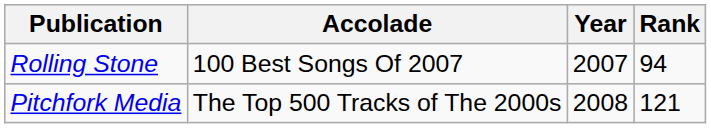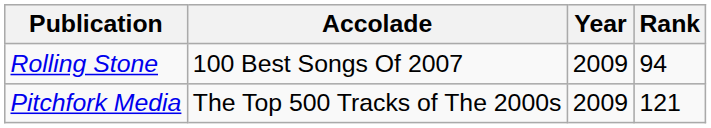(600, 63) 2007 -> (600, 63) 2009
(600, 102) 2008 -> (600, 102) 2009
